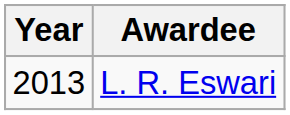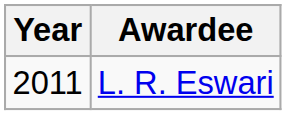(49, 82) 2013 -> (48, 82) 2011
